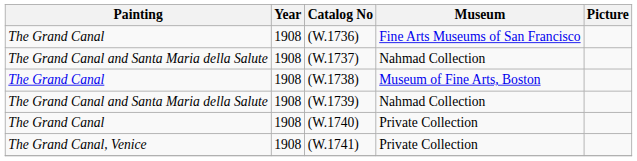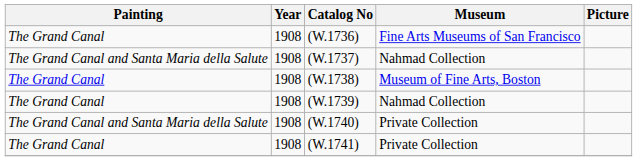(138, 101) The Grand Canal and Santa Maria della Salute -> (56, 101) The Grand Canal
(56, 123) The Grand Canal -> (138, 123) The Grand Canal and Santa Maria della Salute
(77, 144) The Grand Canal, Venice -> (56, 144) The Grand Canal
